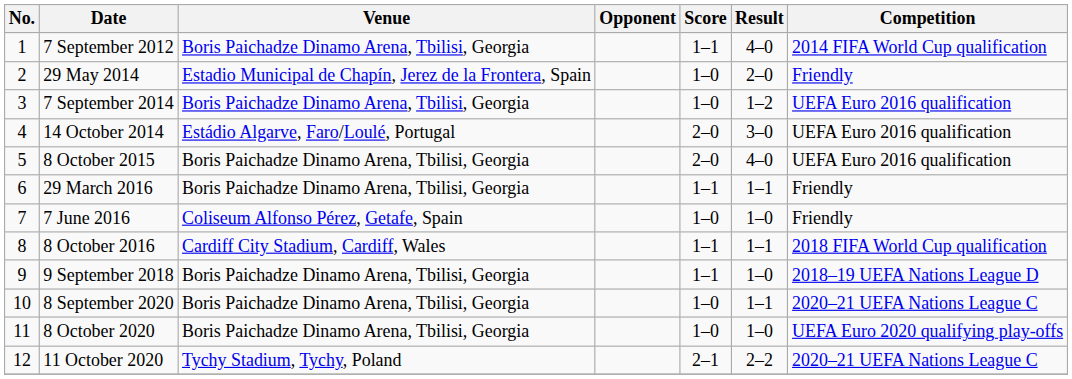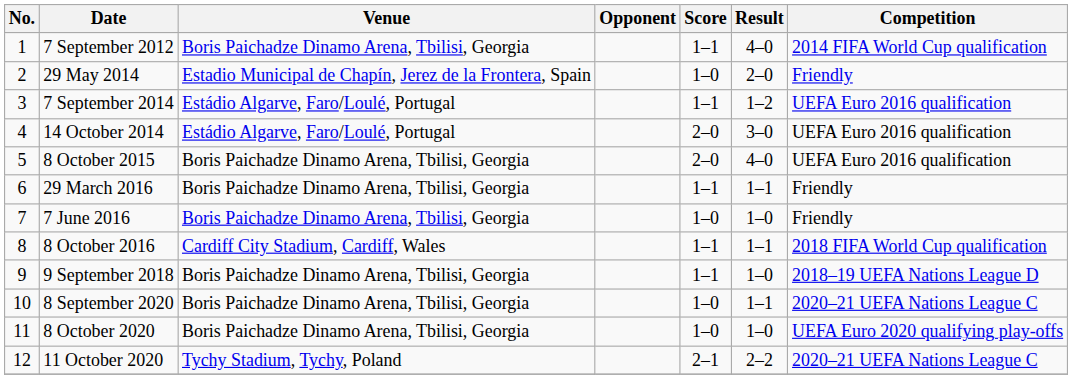(356, 103) Boris Paichadze Dinamo Arena, Tbilisi, Georgia -> (319, 103) Estádio Algarve, Faro/Loulé, Portugal
(706, 103) 1–0 -> (706, 103) 1–1
(322, 217) Coliseum Alfonso Pérez, Getafe, Spain -> (356, 217) Boris Paichadze Dinamo Arena, Tbilisi, Georgia
